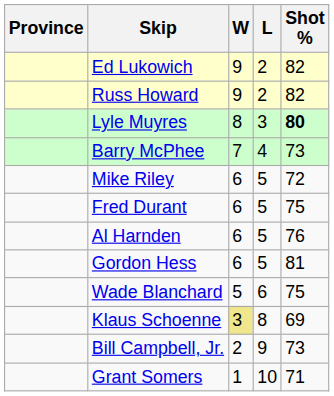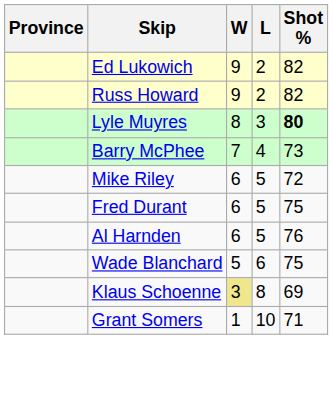- row: (144, 263)
- row: (158, 348)
